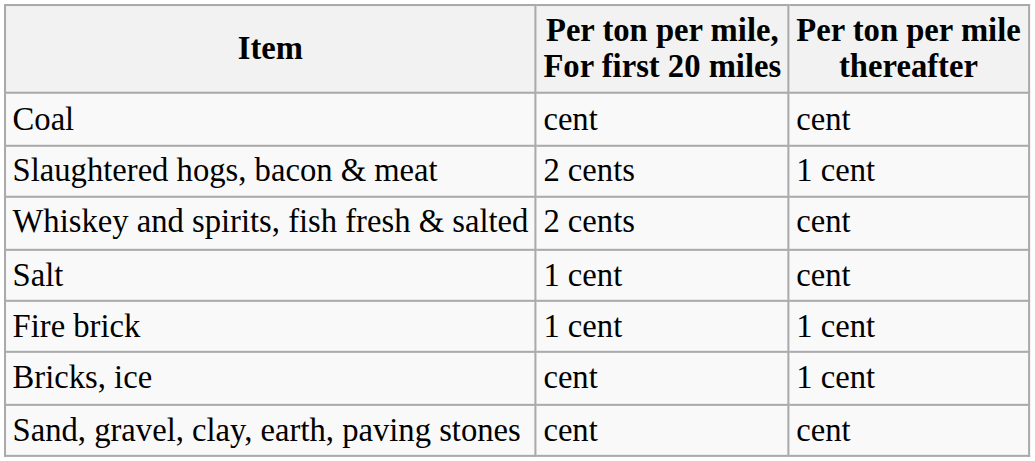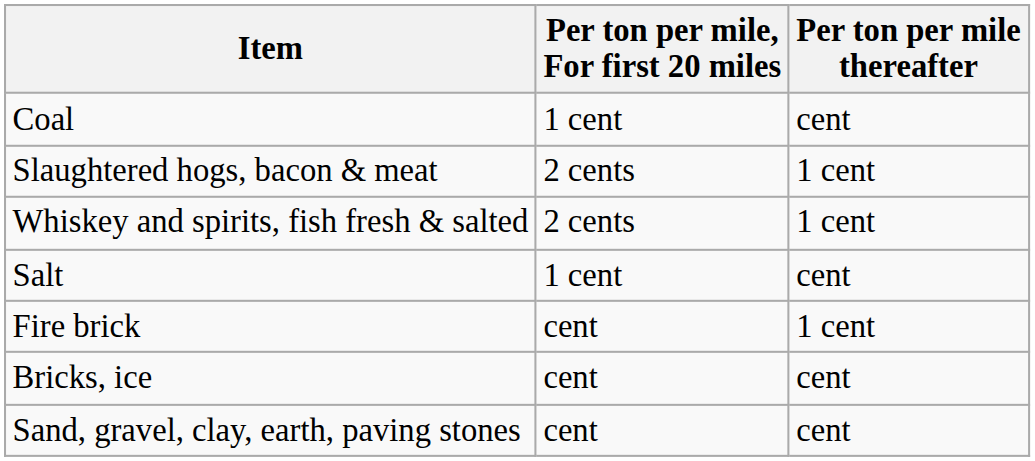(571, 118) cent -> (583, 118) 1 cent
(823, 222) cent -> (836, 222) 1 cent
(583, 325) 1 cent -> (571, 325) cent
(836, 377) 1 cent -> (823, 377) cent
